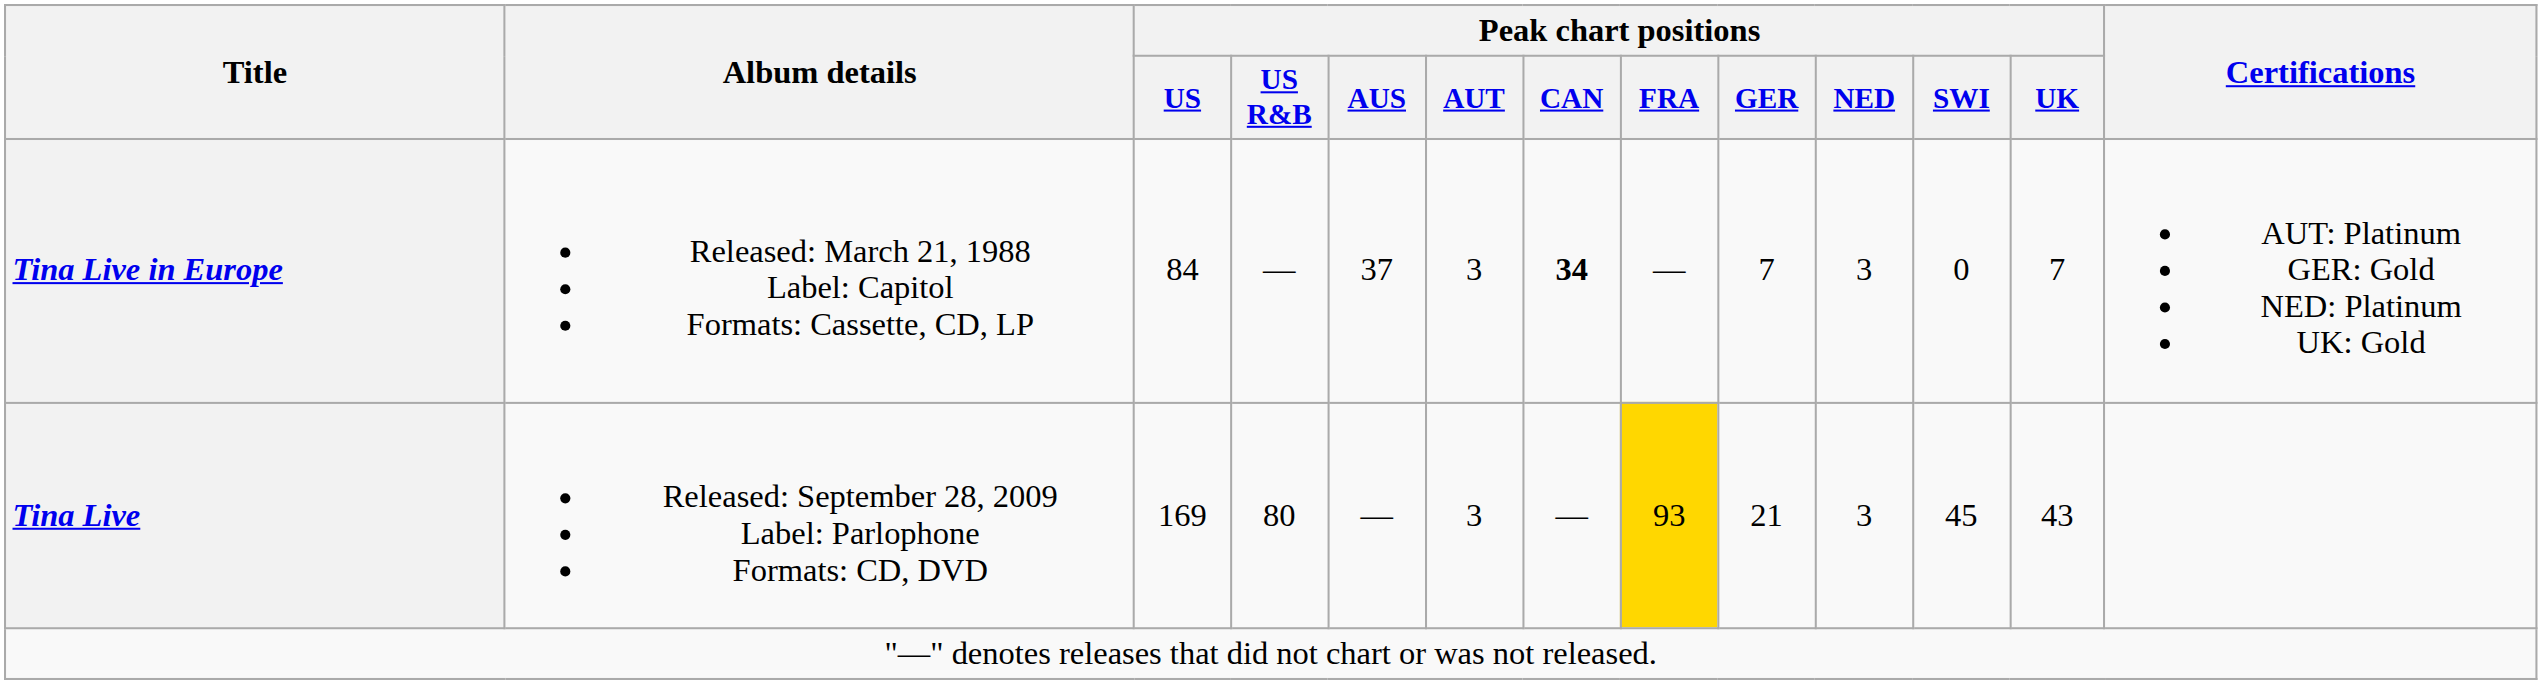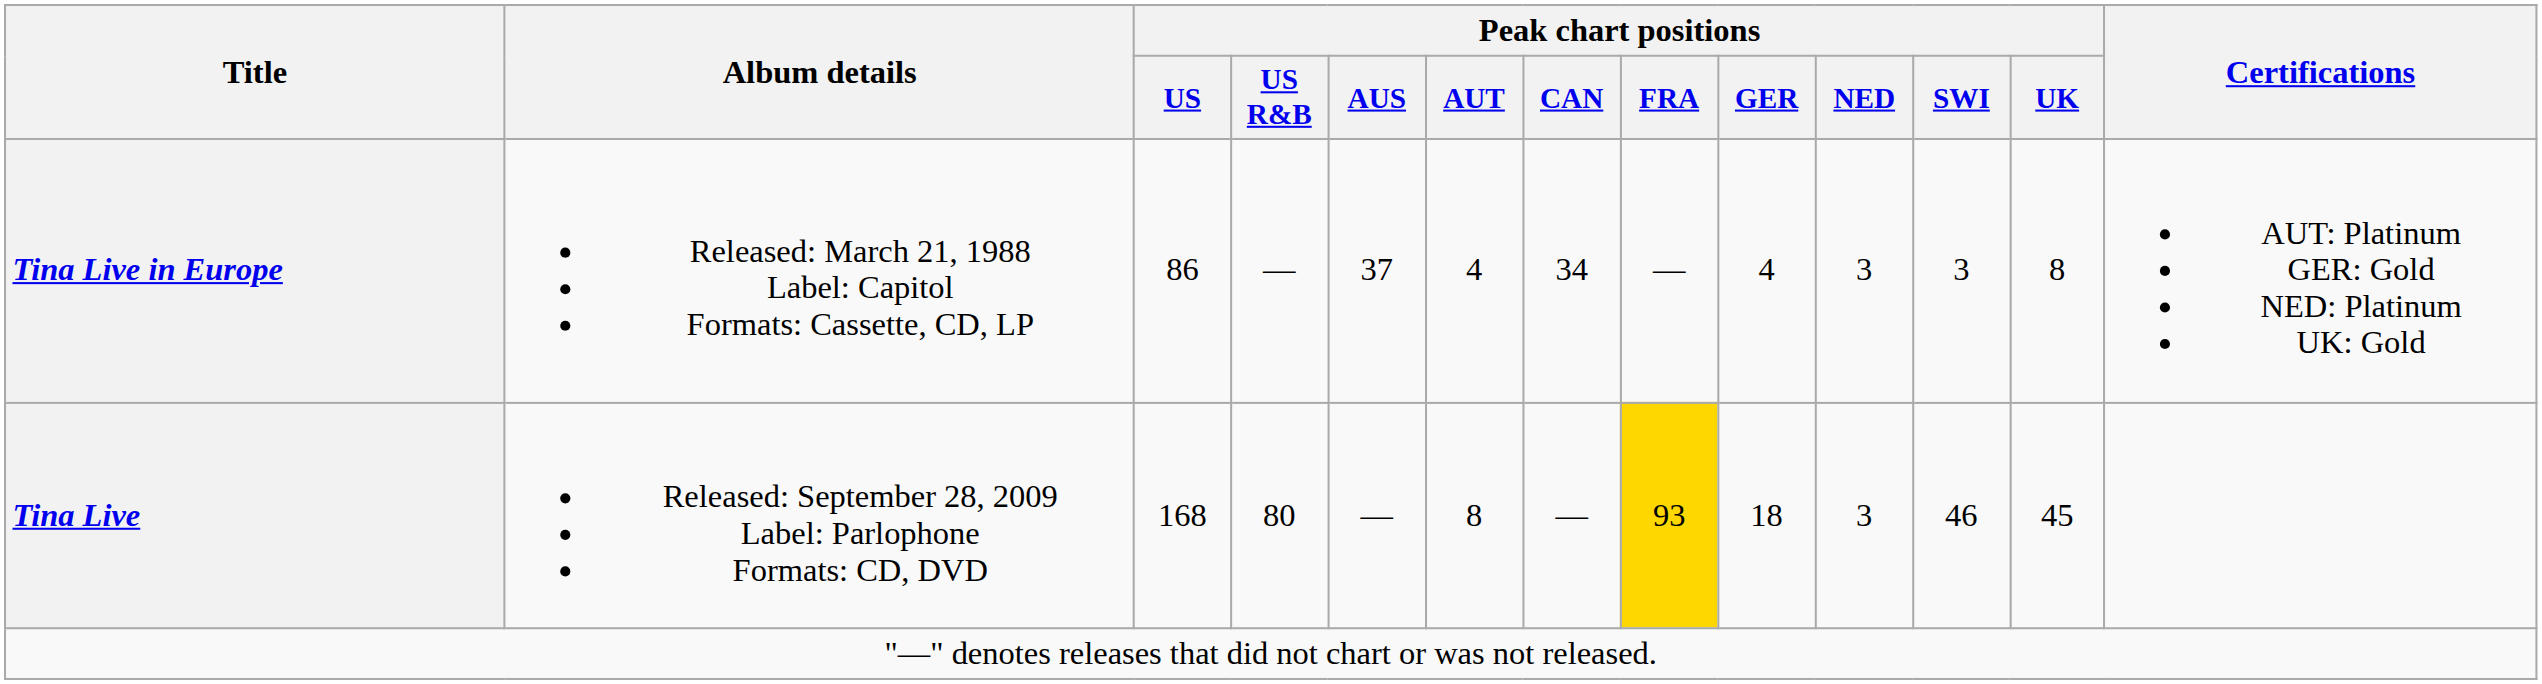(1182, 270) 84 -> (1182, 270) 86
(1474, 270) 3 -> (1474, 270) 4
(1572, 270) bold -> (1572, 270) normal
(1767, 270) 7 -> (1767, 270) 4
(1961, 270) 0 -> (1961, 270) 3
(2057, 270) 7 -> (2057, 270) 8
(1182, 514) 169 -> (1182, 514) 168
(1474, 514) 3 -> (1474, 514) 8
(1767, 514) 21 -> (1767, 514) 18
(1961, 514) 45 -> (1961, 514) 46
(2057, 514) 43 -> (2057, 514) 45
